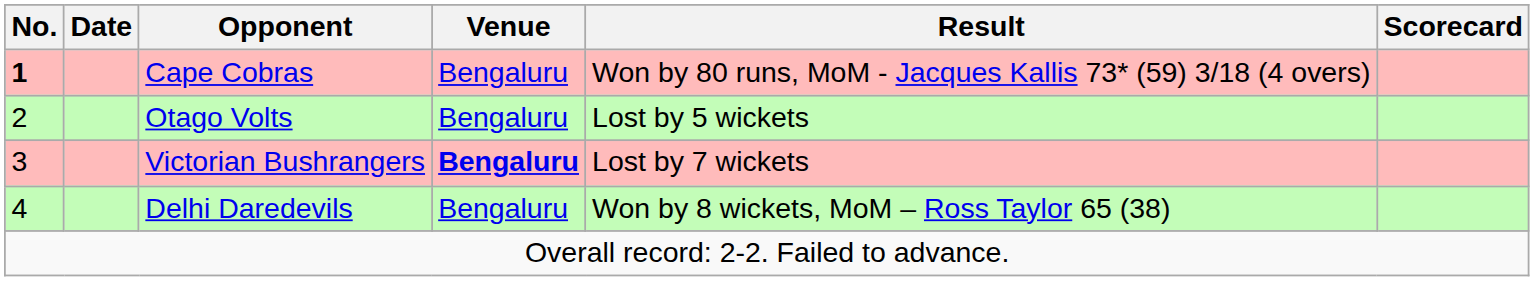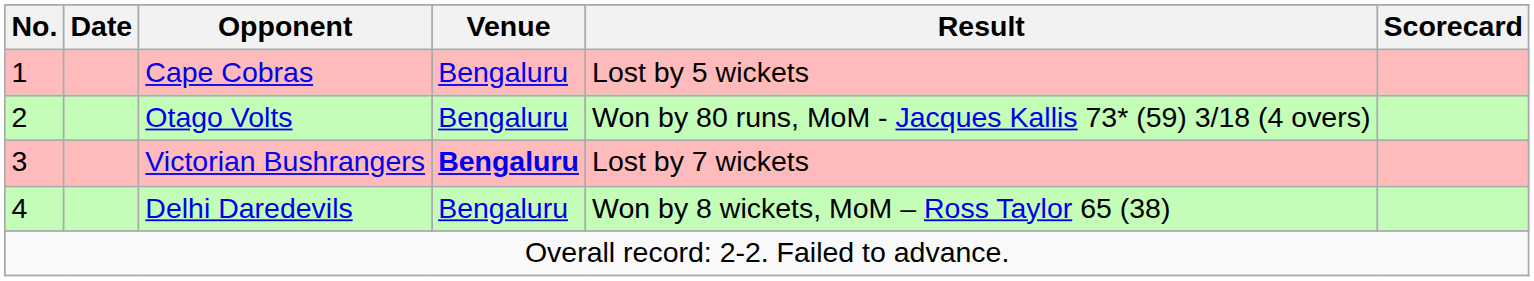(19, 72) bold -> (19, 72) normal
(981, 72) Won by 80 runs, MoM - Jacques Kallis 73* (59) 3/18 (4 overs) -> (701, 72) Lost by 5 wickets
(701, 117) Lost by 5 wickets -> (981, 117) Won by 80 runs, MoM - Jacques Kallis 73* (59) 3/18 (4 overs)
